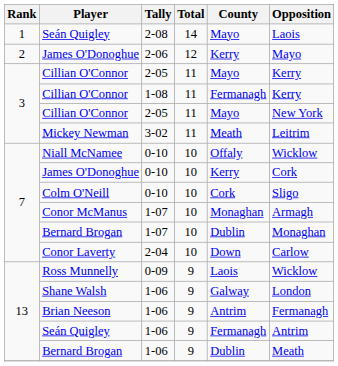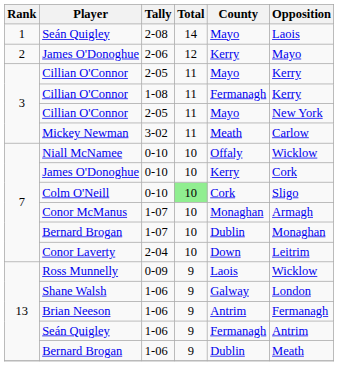(291, 133) Leitrim -> (290, 133) Carlow
(191, 192) no background -> (191, 192) lightgreen background
(290, 251) Carlow -> (291, 251) Leitrim
